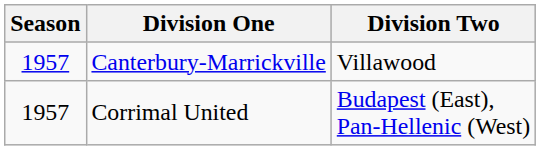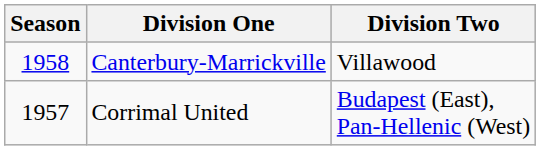(45, 61) 1957 -> (45, 61) 1958
